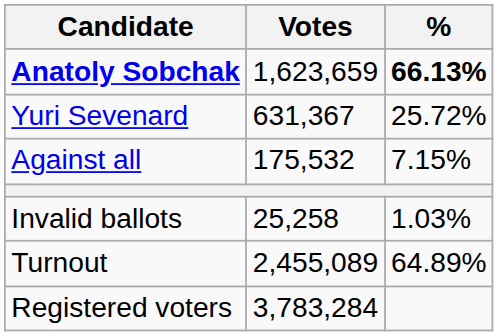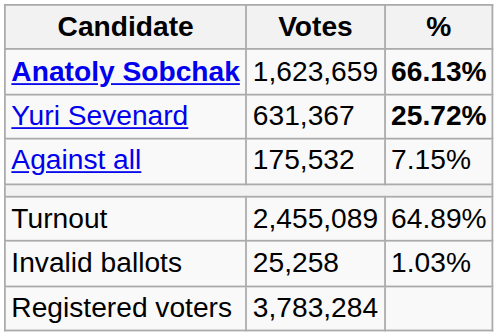(439, 116) normal -> (439, 116) bold
rows swapped: (97, 218) <-> (59, 263)
